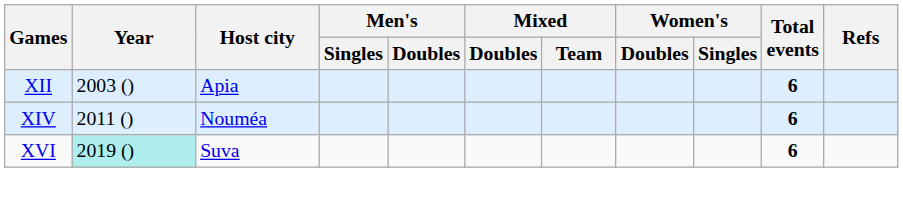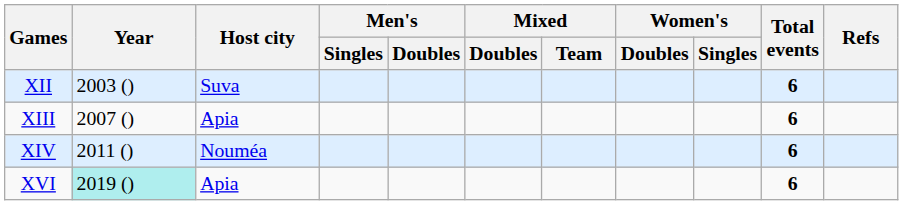(219, 86) Apia -> (220, 86) Suva
+ row: (38, 118)
(220, 151) Suva -> (219, 183) Apia
